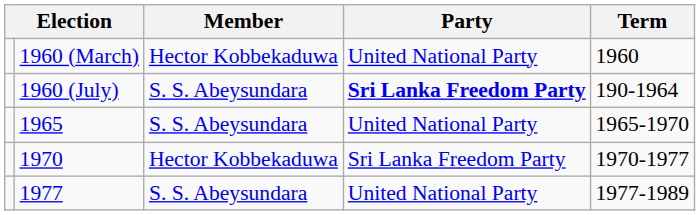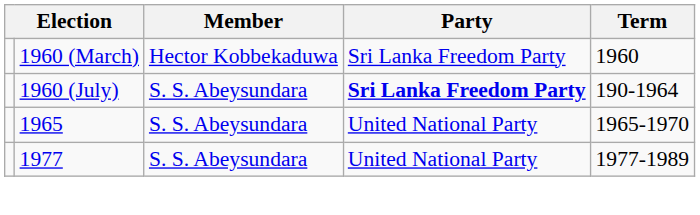(443, 55) United National Party -> (457, 55) Sri Lanka Freedom Party
- row: (41, 158)
